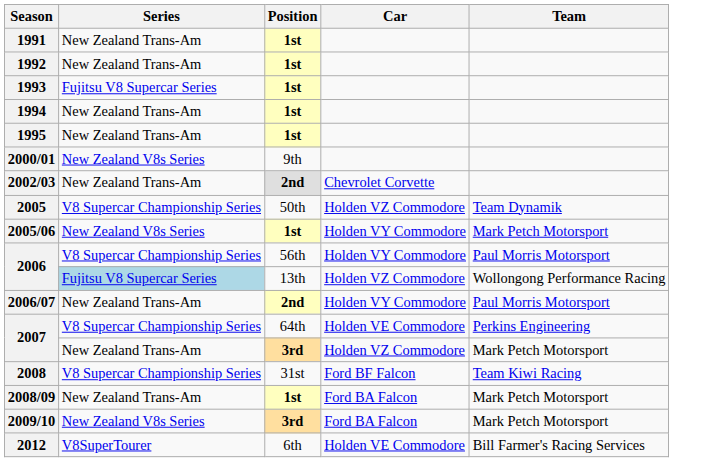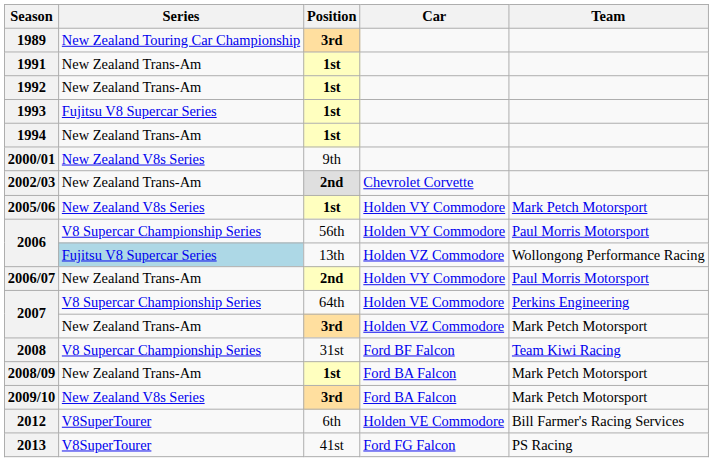+ row: (31, 40)
- row: (31, 135)
- row: (31, 207)
+ row: (31, 445)
